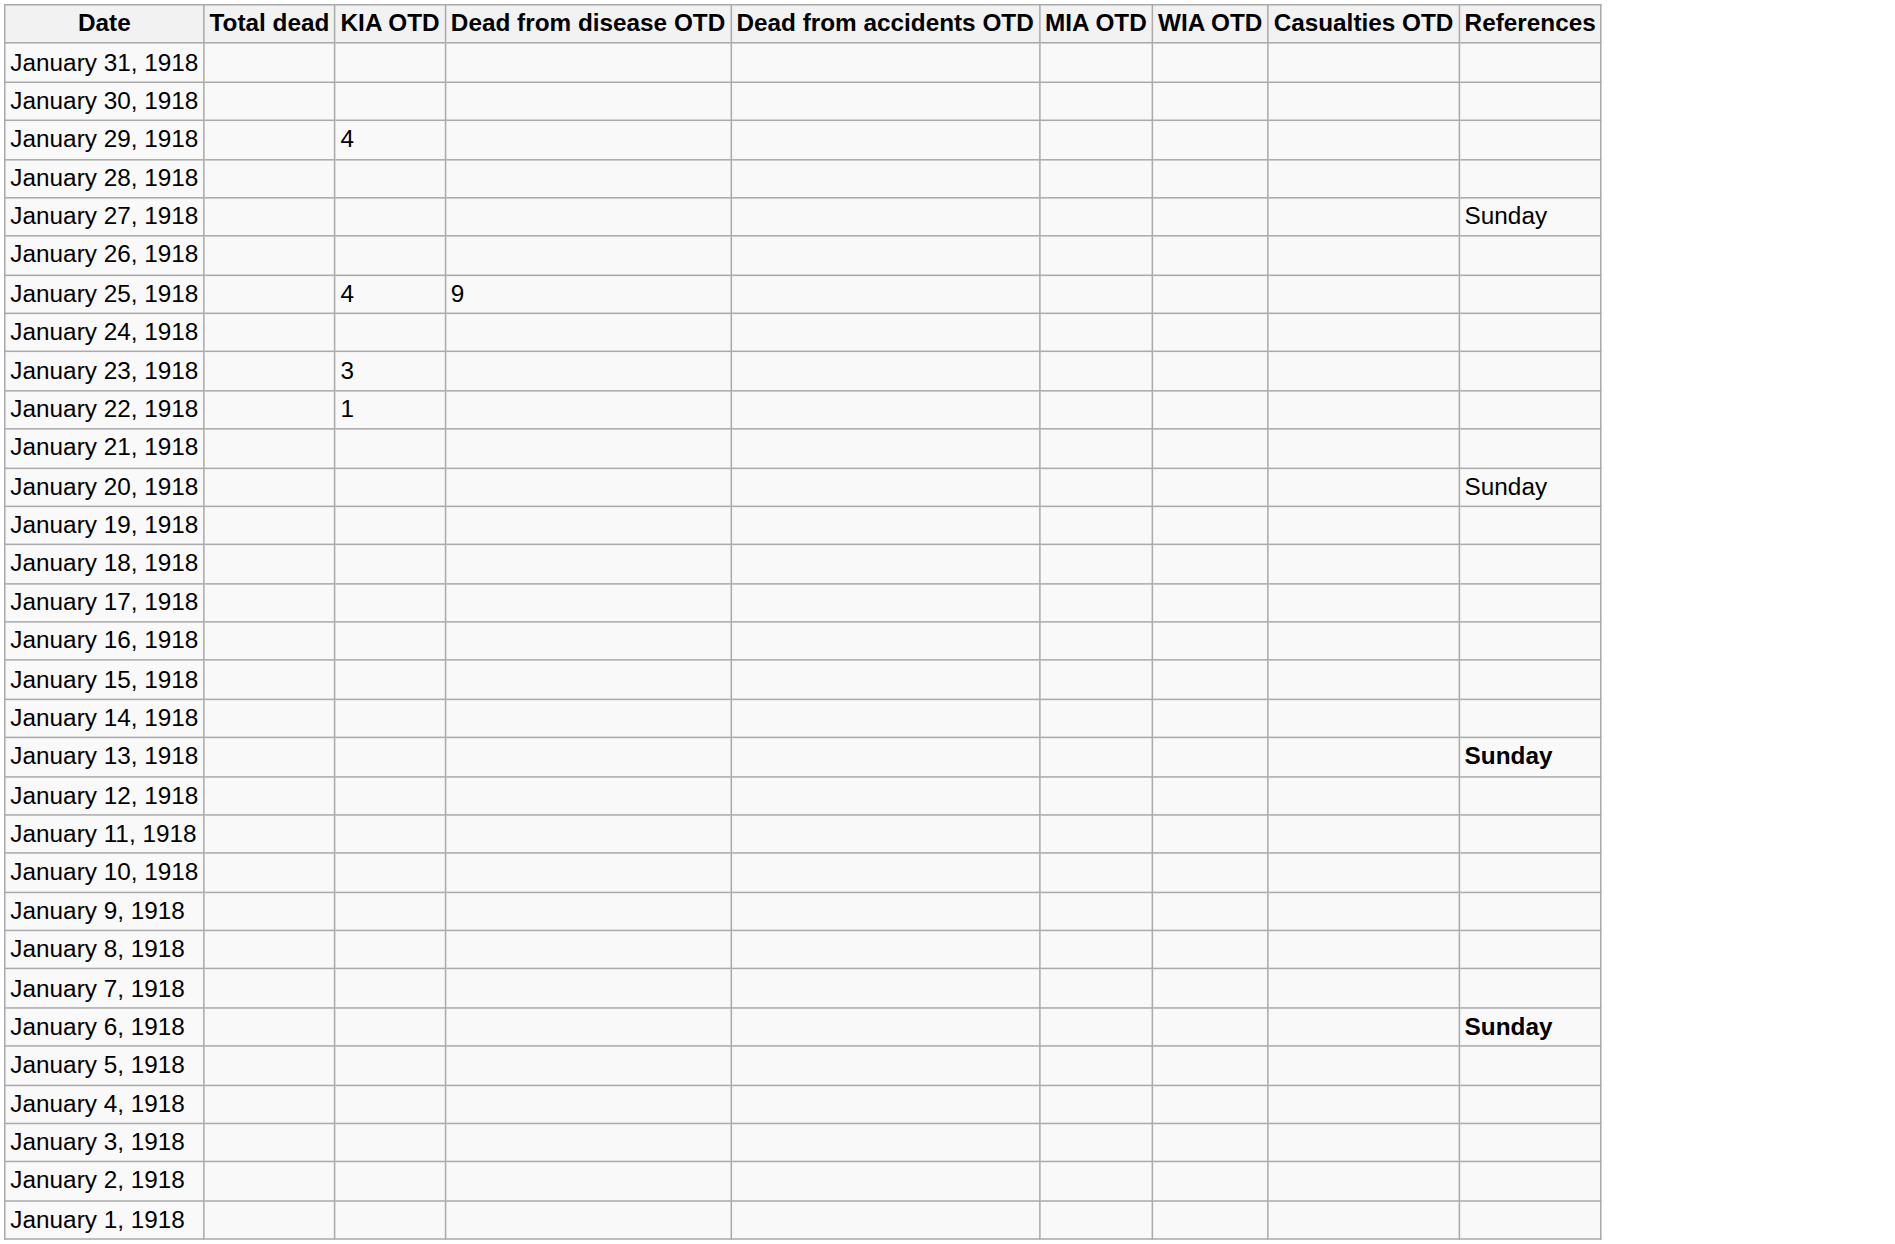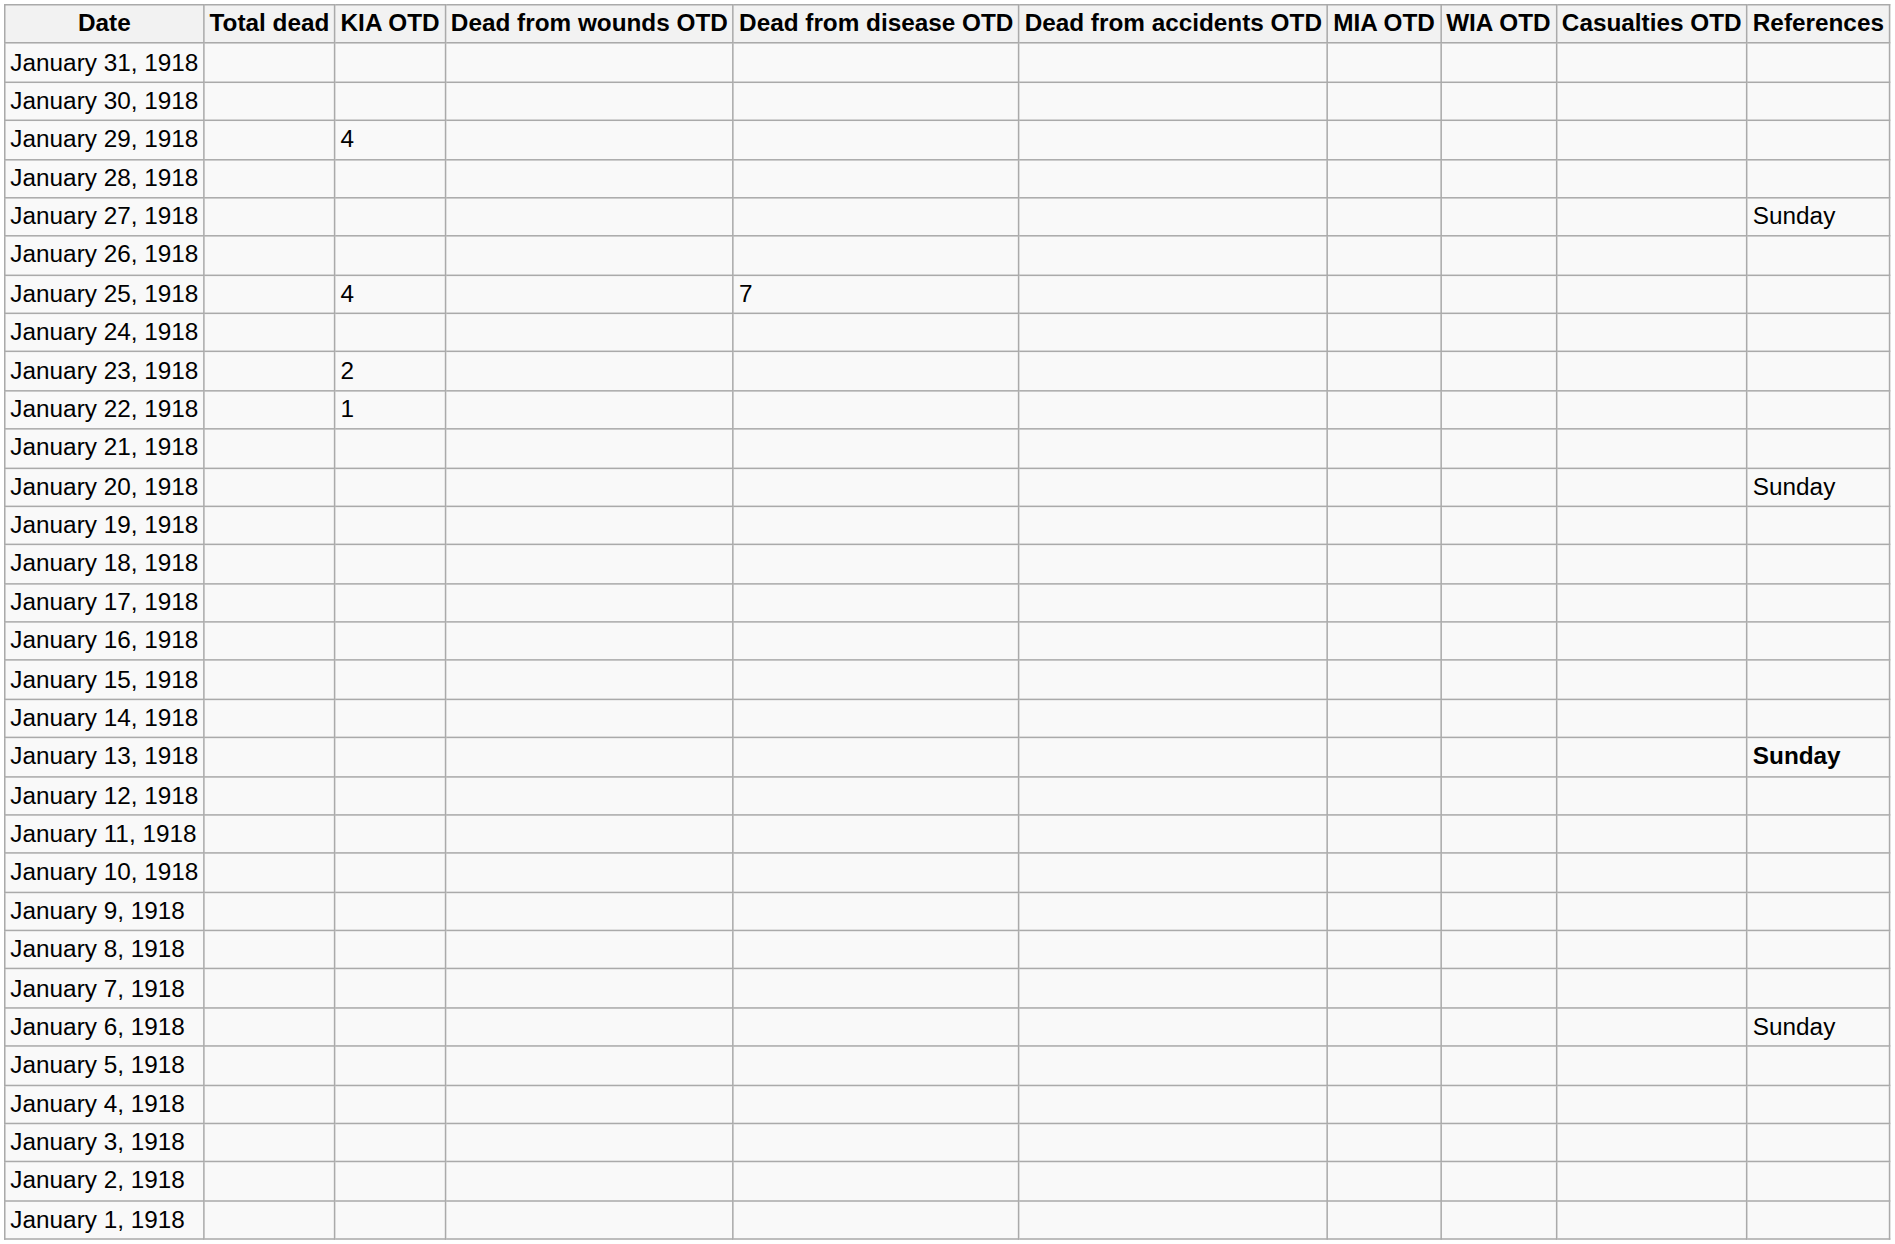+ column: (589, 23)
(458, 293) 9 -> (746, 293) 7
(347, 370) 3 -> (347, 370) 2
(1509, 1026) bold -> (1794, 1026) normal
